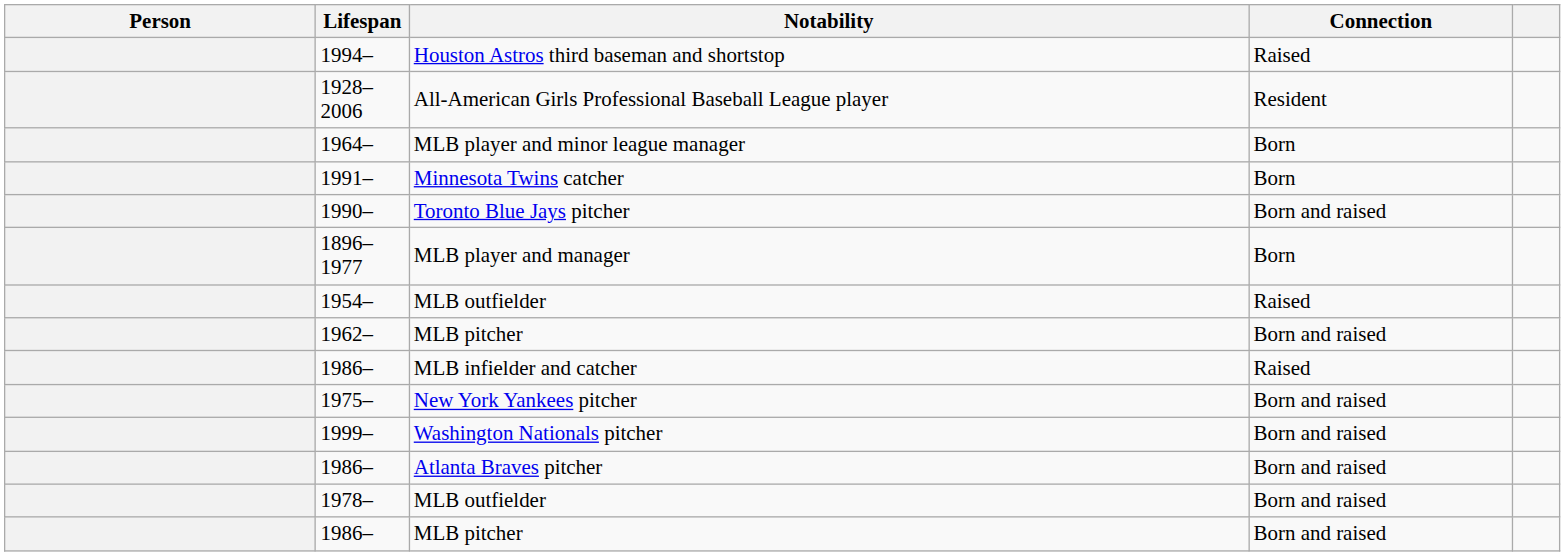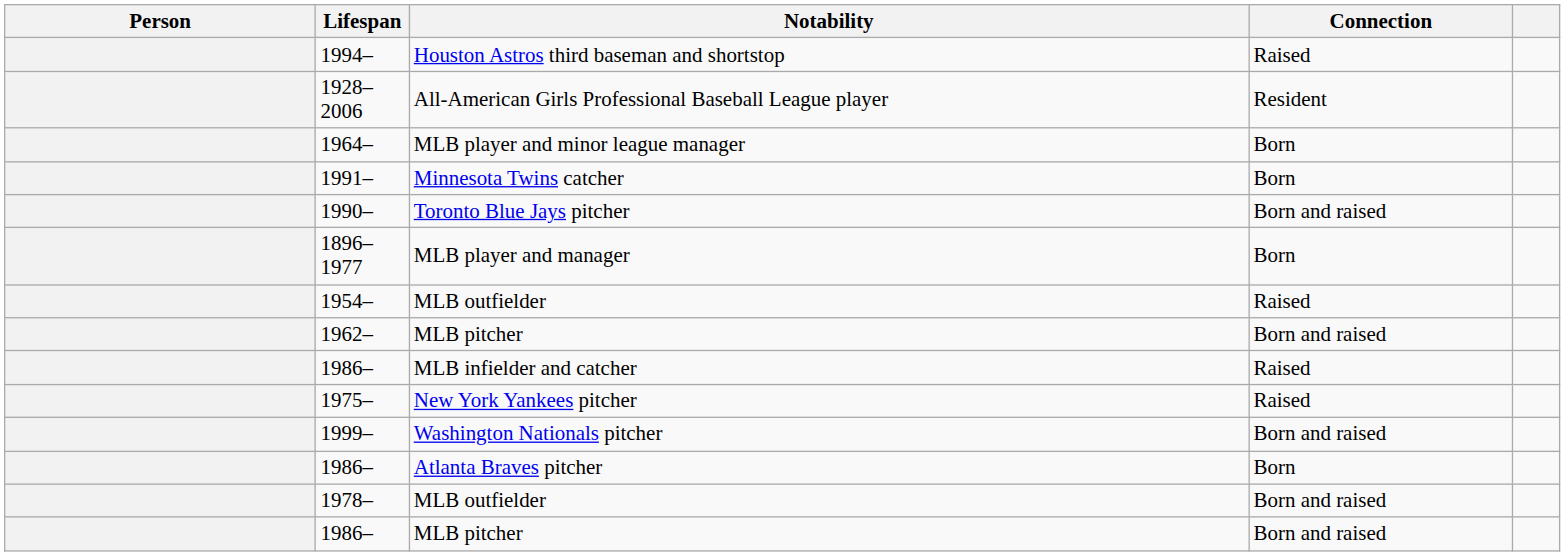(1320, 400) Born and raised -> (1282, 400) Raised
(1320, 467) Born and raised -> (1274, 467) Born
